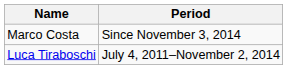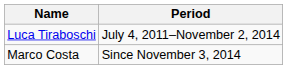rows swapped: (52, 54) <-> (43, 34)
